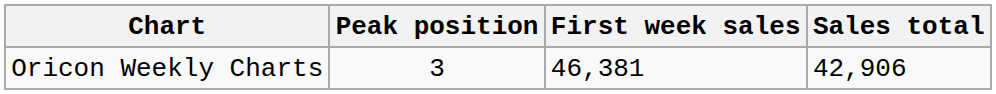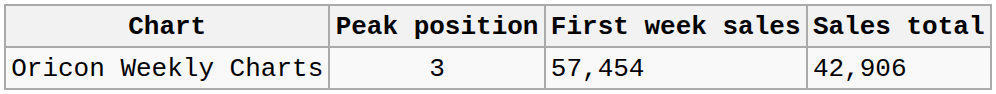(598, 69) 46,381 -> (598, 69) 57,454
